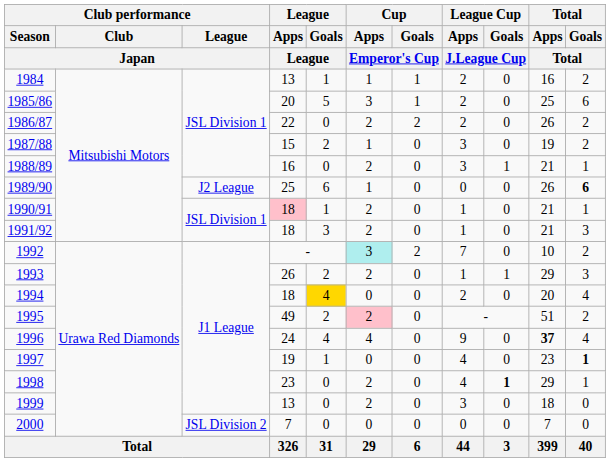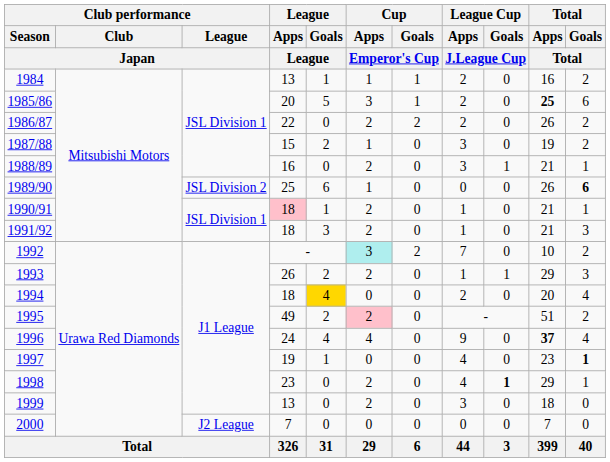(548, 101) normal -> (548, 101) bold
(226, 187) J2 League -> (226, 187) JSL Division 2
(226, 425) JSL Division 2 -> (226, 425) J2 League
